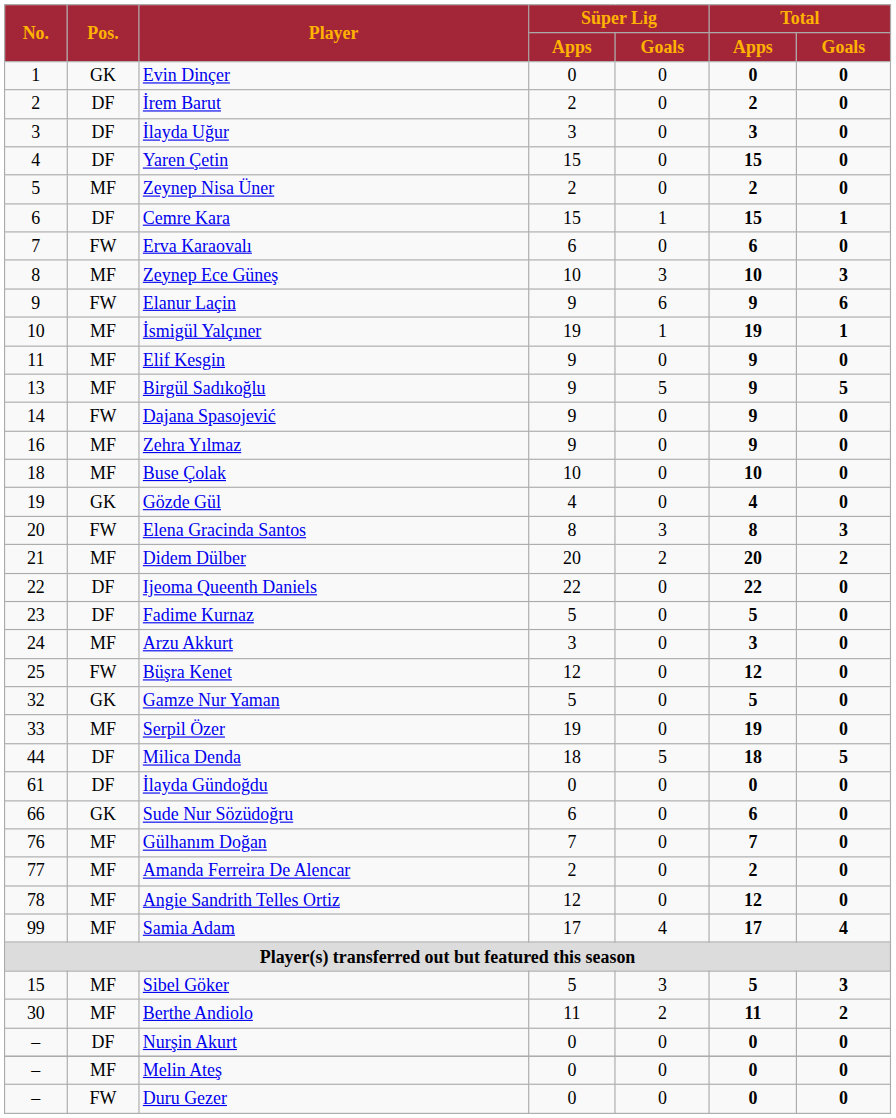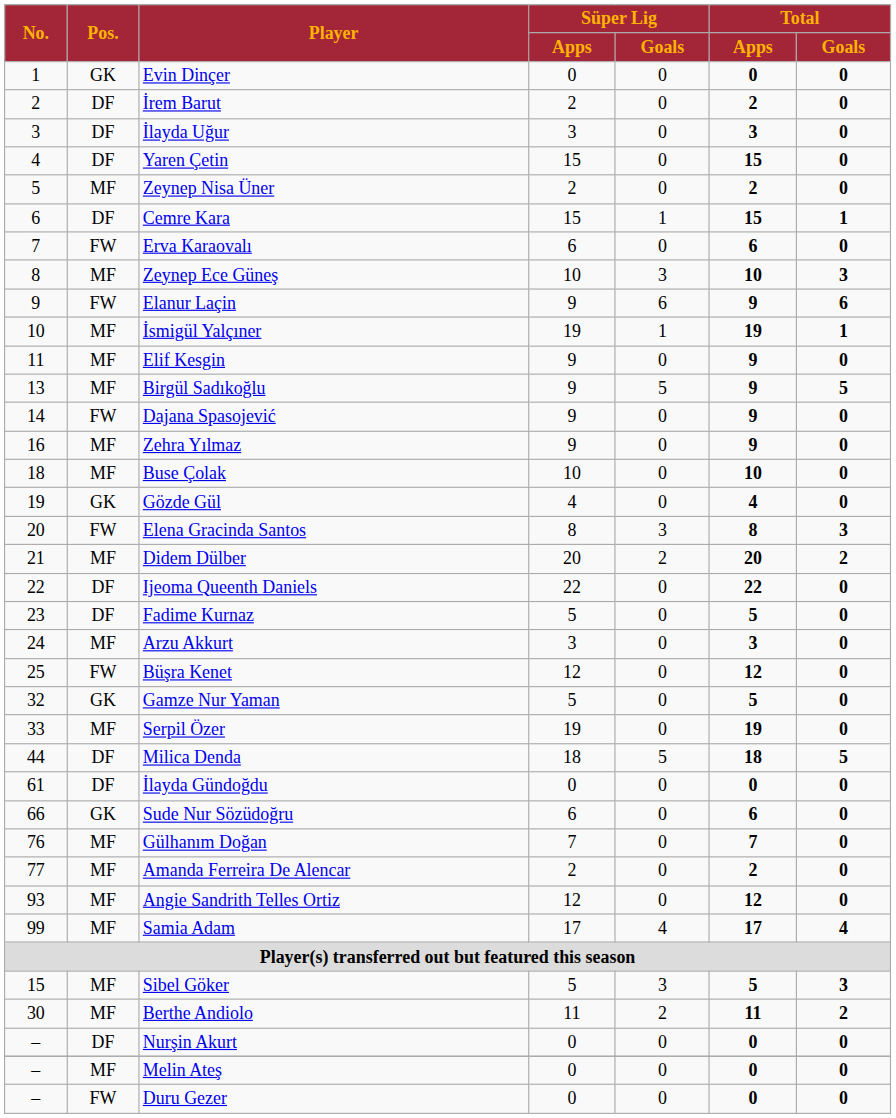(36, 899) 78 -> (36, 899) 93
